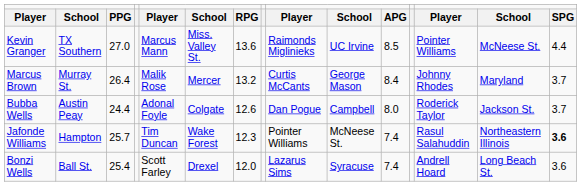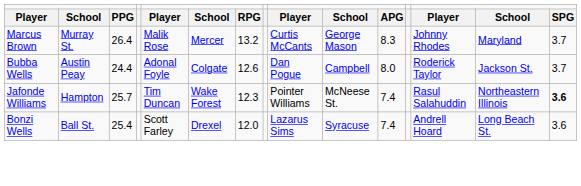- row: (26, 46)
(391, 80) 8.4 -> (388, 40) 8.3
